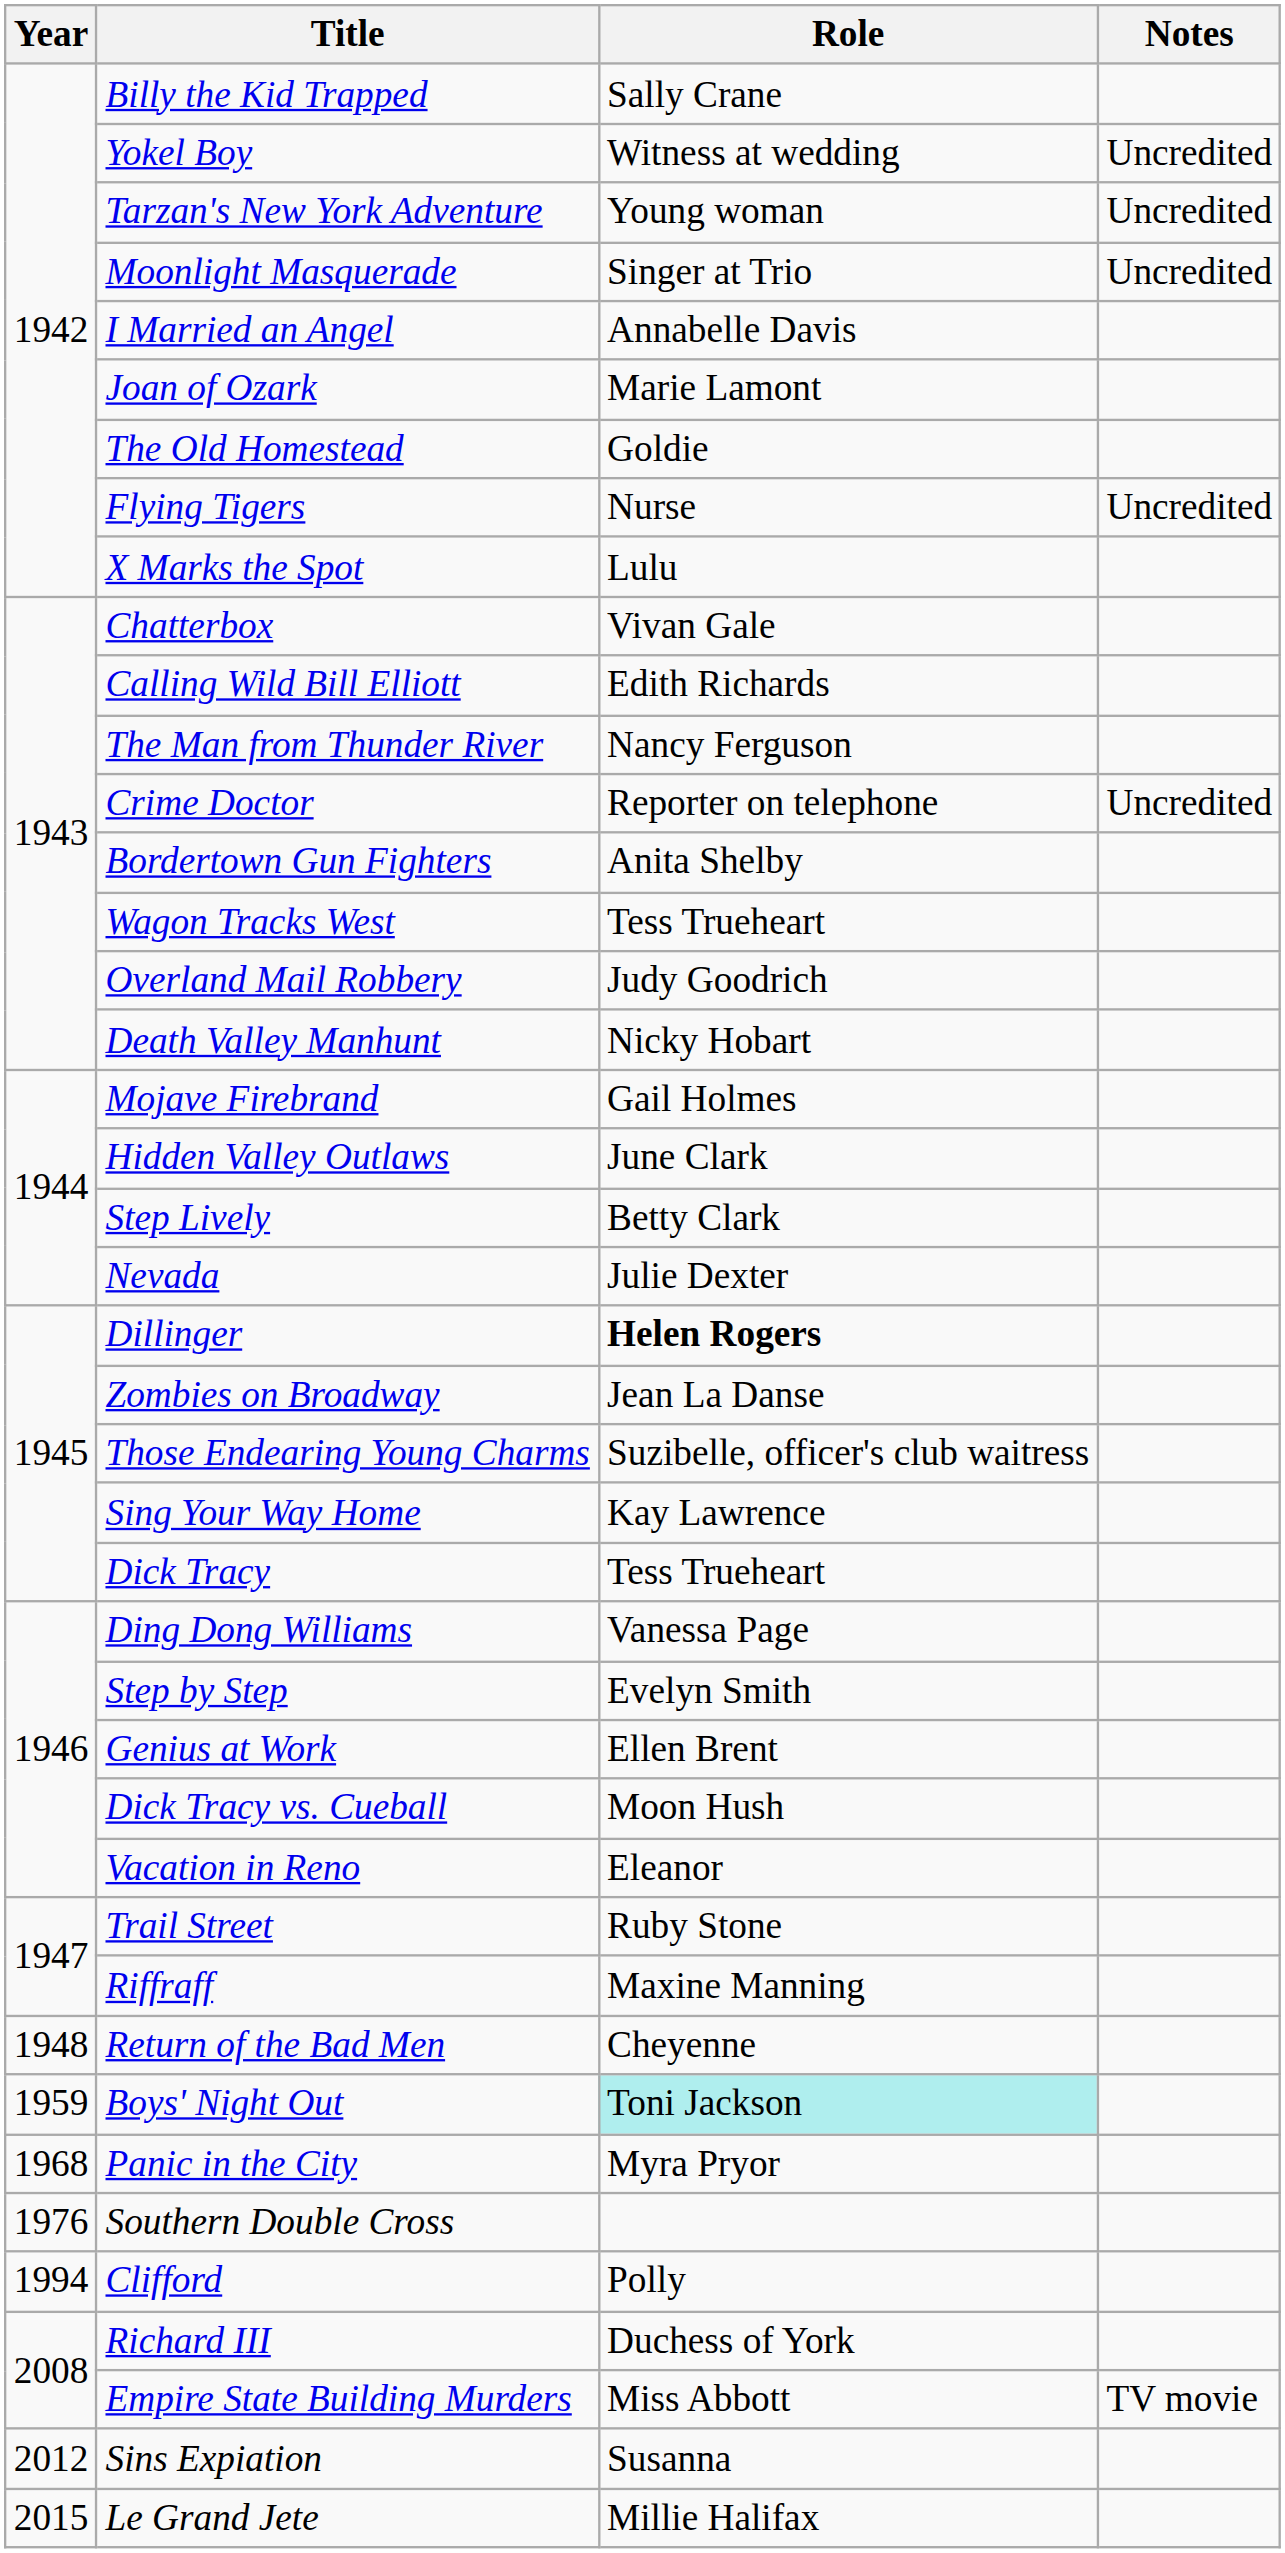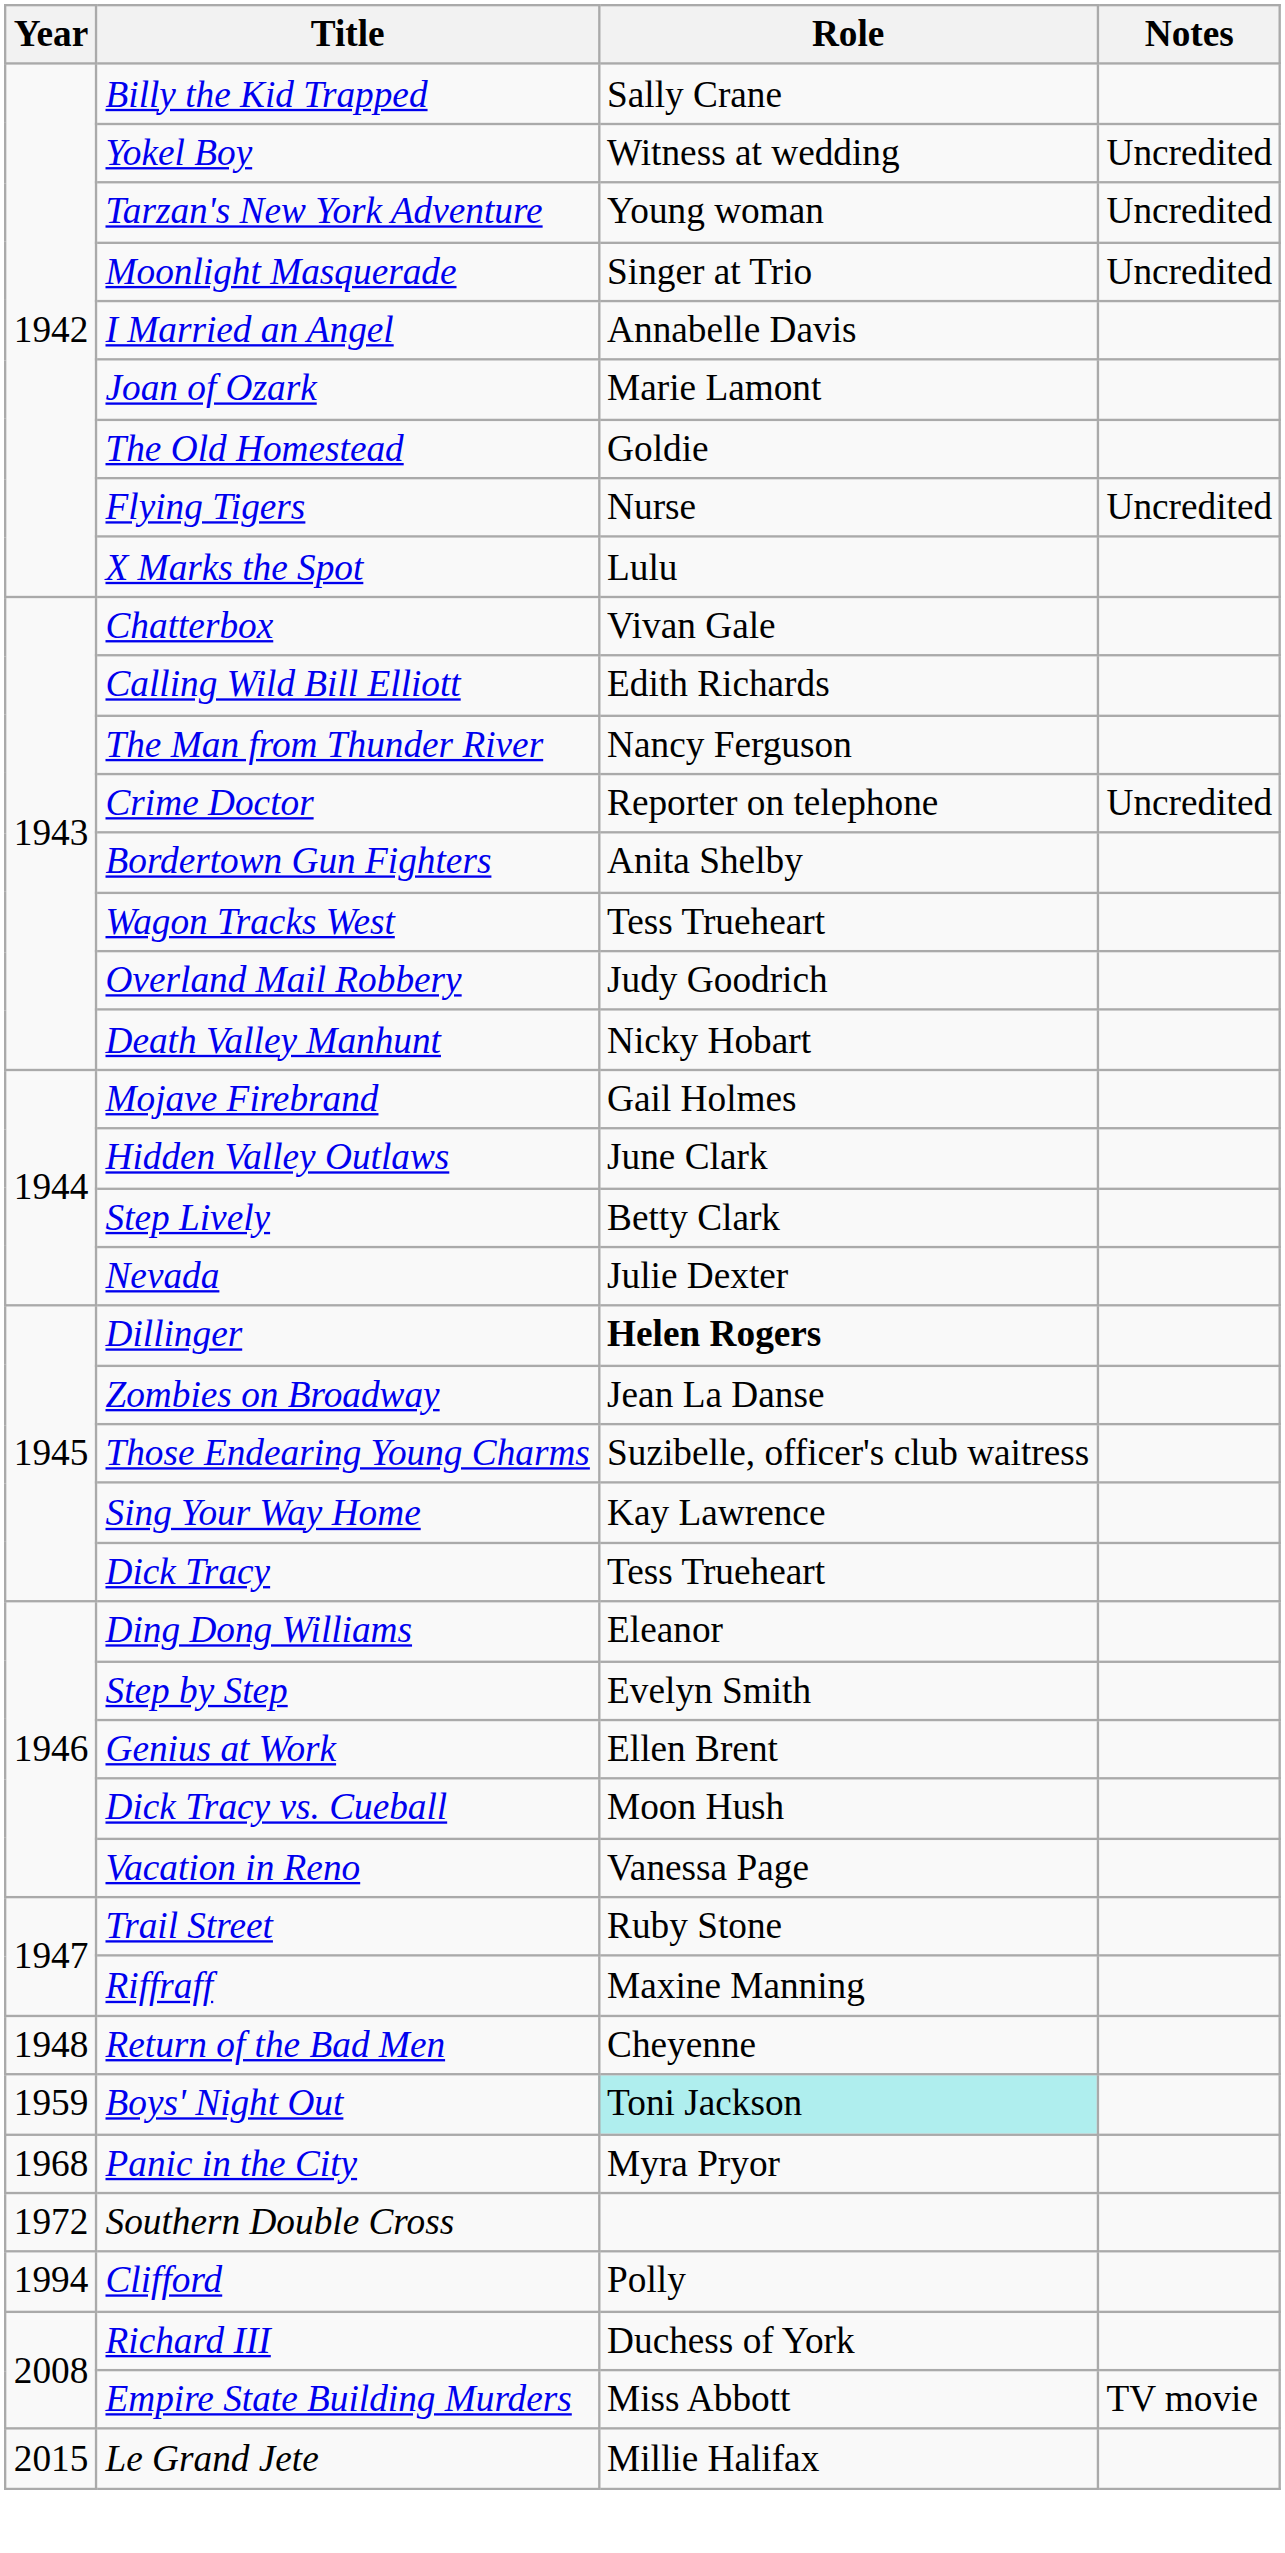(708, 1630) Vanessa Page -> (665, 1630) Eleanor
(665, 1866) Eleanor -> (708, 1866) Vanessa Page
(51, 2221) 1976 -> (51, 2221) 1972
- row: (214, 2458)
